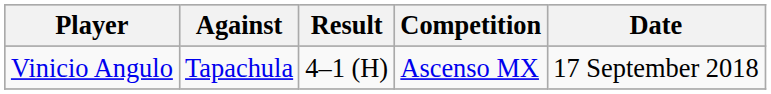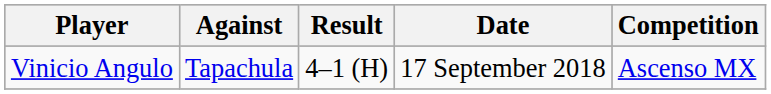columns swapped: (656, 25) <-> (471, 25)
